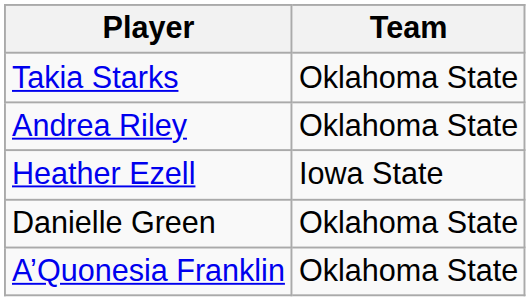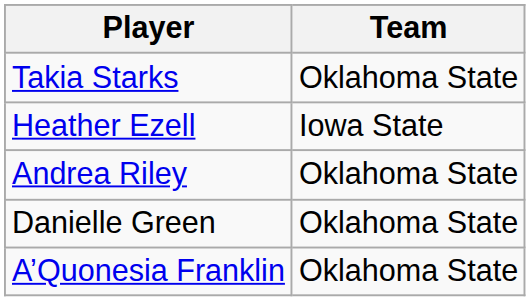rows swapped: (104, 174) <-> (99, 125)
